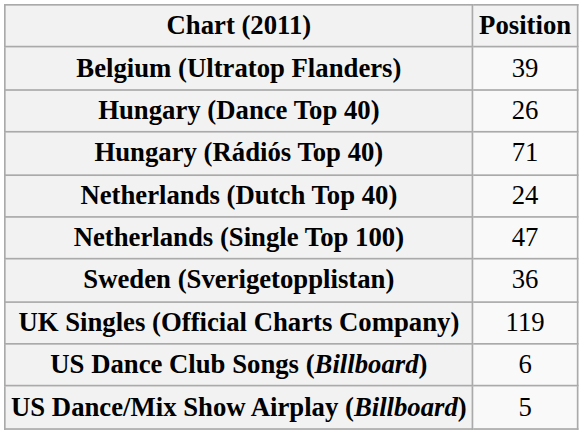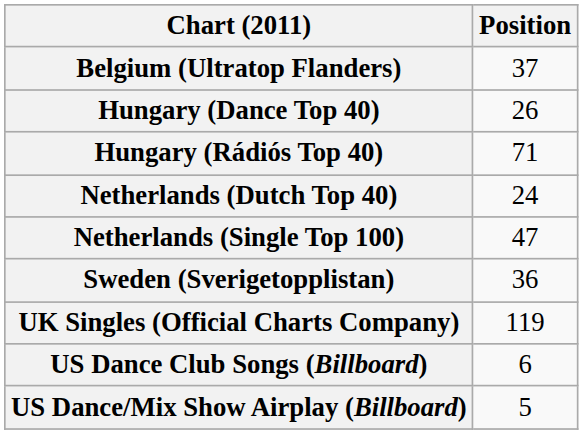(525, 68) 39 -> (525, 68) 37
